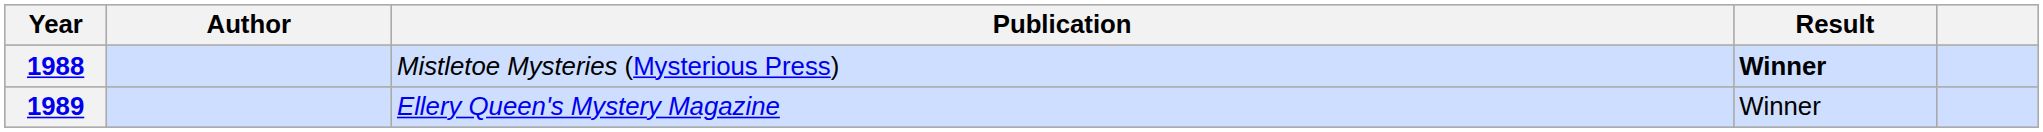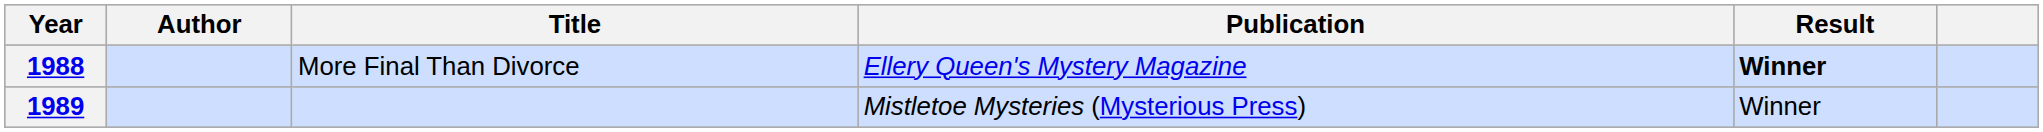+ column: (575, 24)
(618, 65) Mistletoe Mysteries (Mysterious Press) -> (1055, 65) Ellery Queen's Mystery Magazine
(588, 106) Ellery Queen's Mystery Magazine -> (1085, 106) Mistletoe Mysteries (Mysterious Press)
